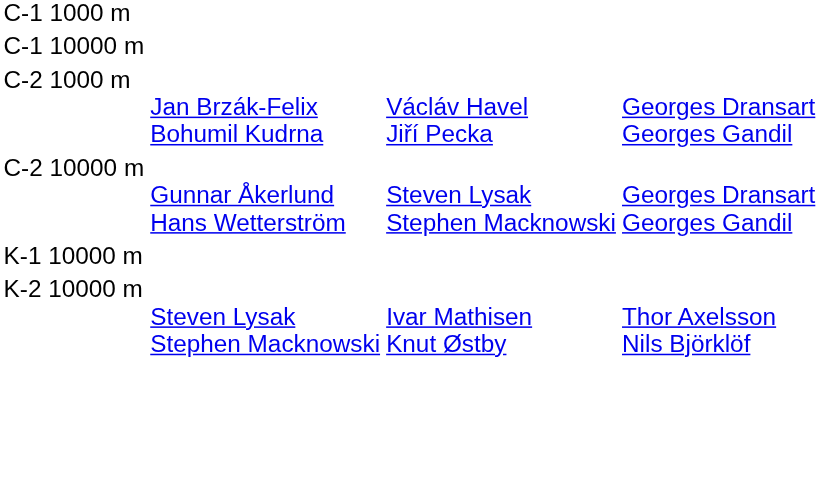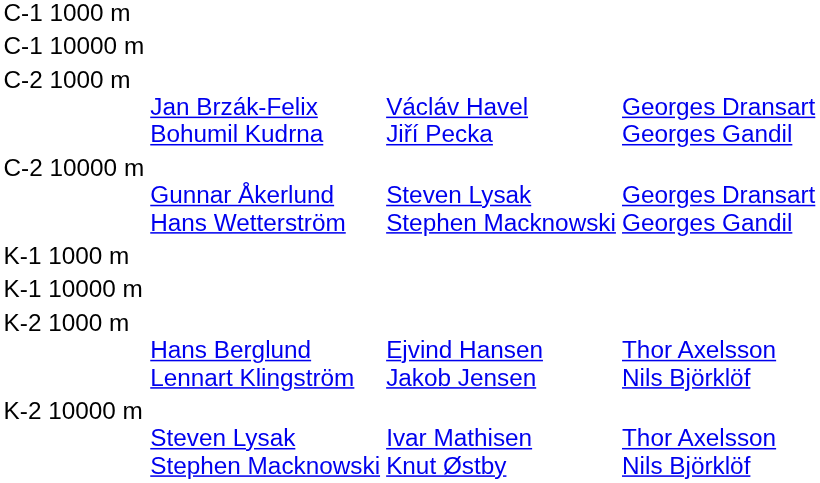+ row: (66, 256)
+ row: (66, 323)
